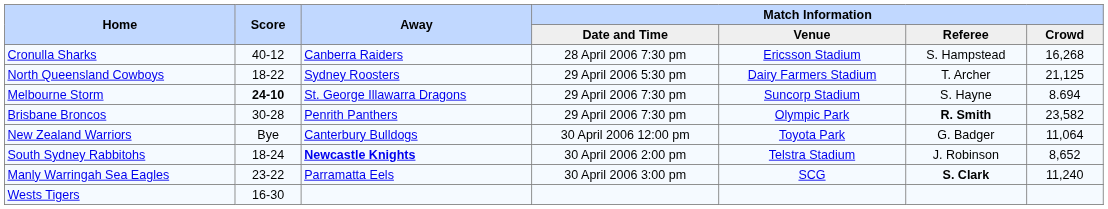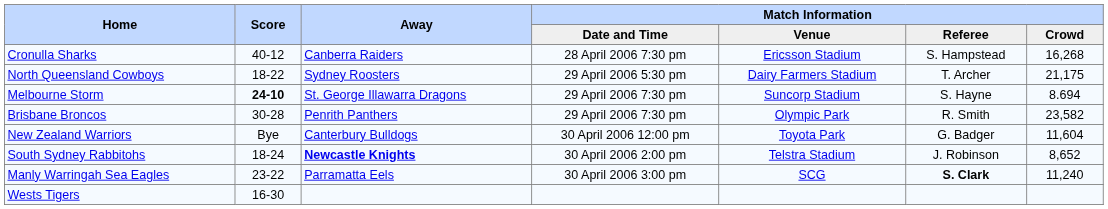(1065, 74) 21,125 -> (1065, 74) 21,175
(966, 114) bold -> (966, 114) normal
(1065, 135) 11,064 -> (1065, 135) 11,604
